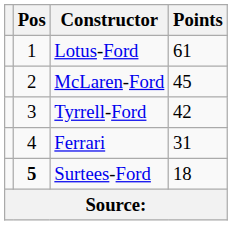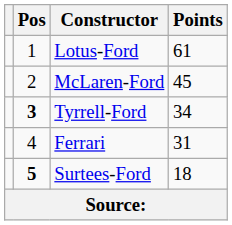(32, 112) normal -> (32, 112) bold
(182, 112) 42 -> (182, 112) 34
